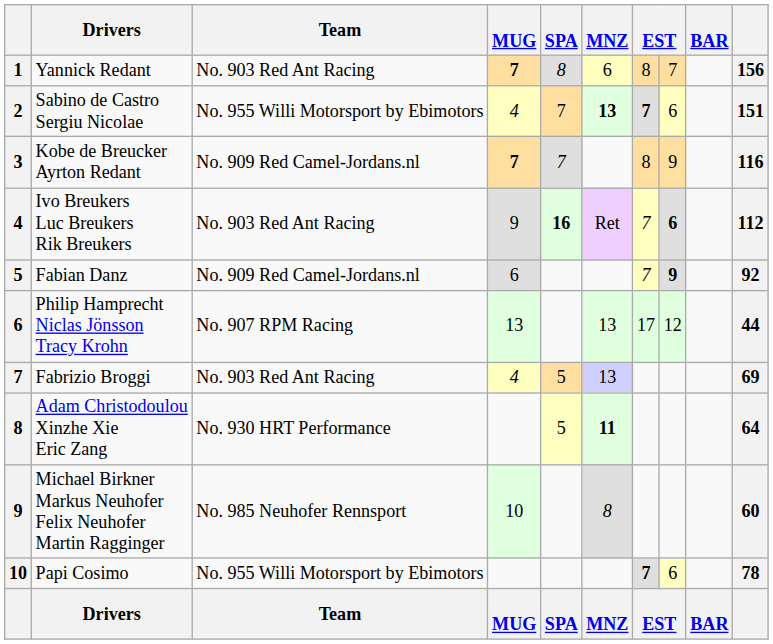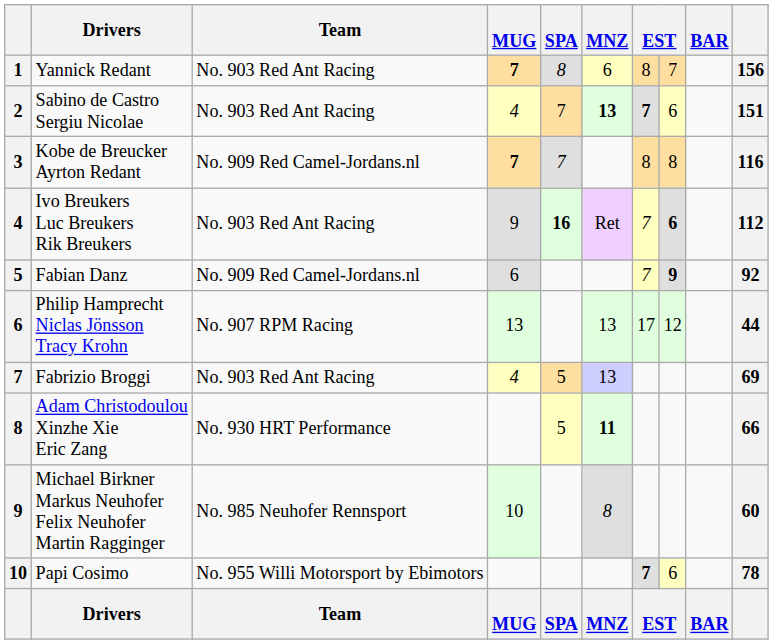(340, 110) No. 955 Willi Motorsport by Ebimotors -> (285, 110) No. 903 Red Ant Racing
(673, 161) 9 -> (673, 161) 8
(751, 427) 64 -> (751, 427) 66
